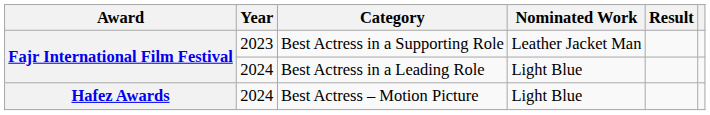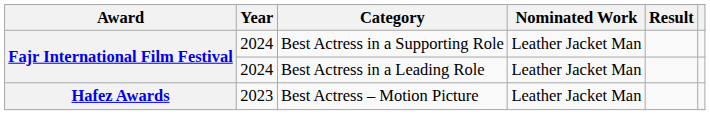(257, 43) 2023 -> (257, 43) 2024
(547, 69) Light Blue -> (576, 69) Leather Jacket Man
(257, 95) 2024 -> (257, 95) 2023
(547, 95) Light Blue -> (576, 95) Leather Jacket Man
